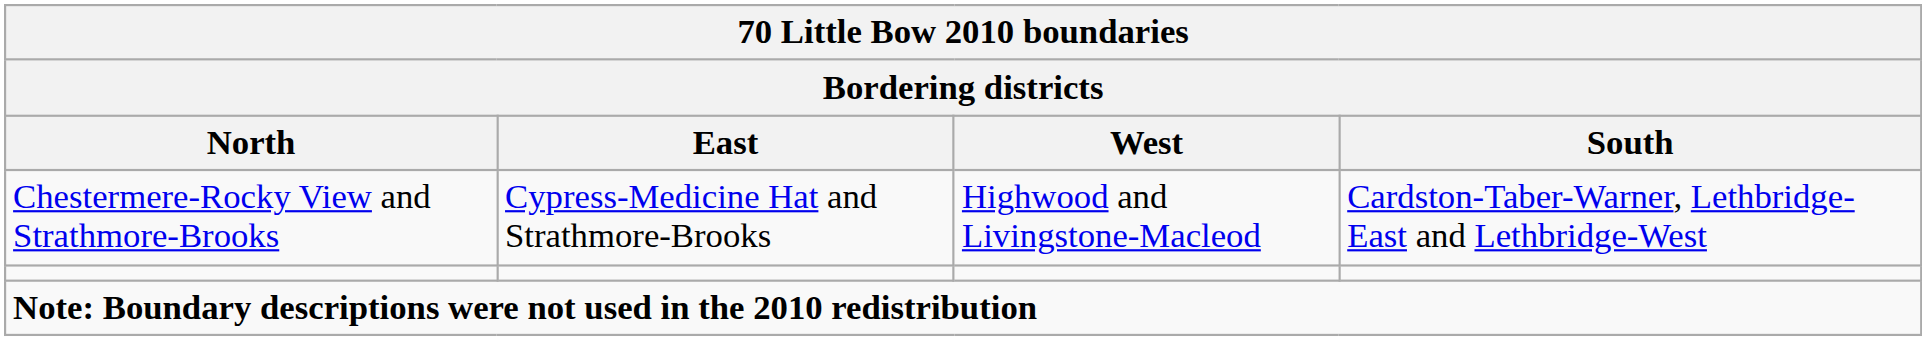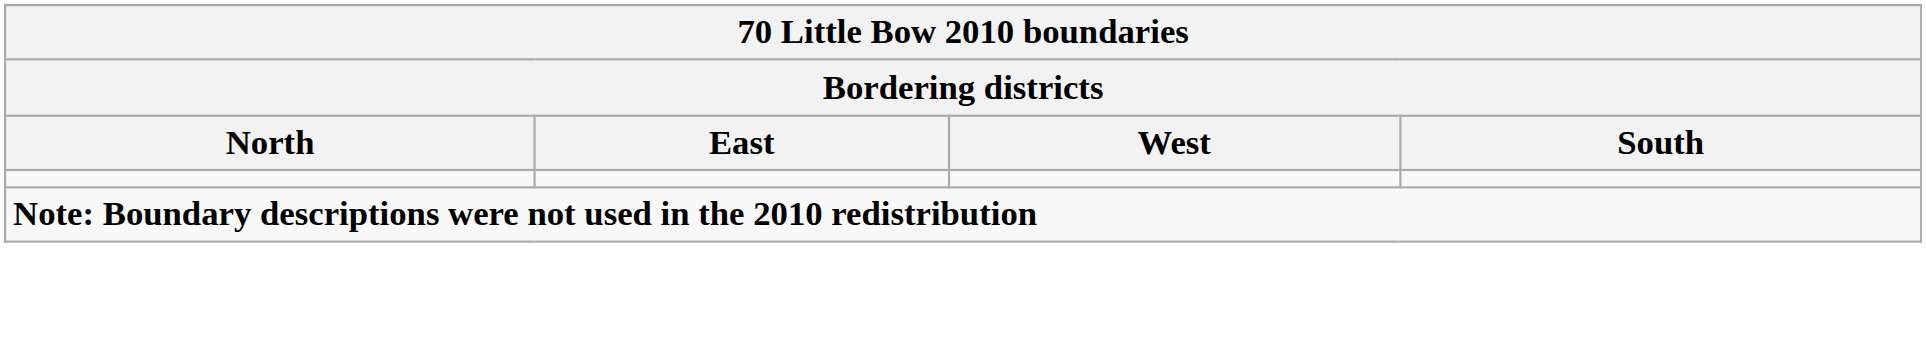- row: (222, 216)
